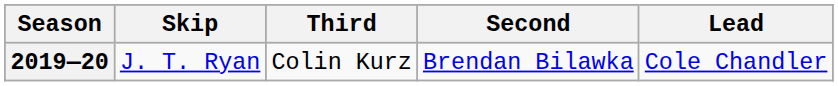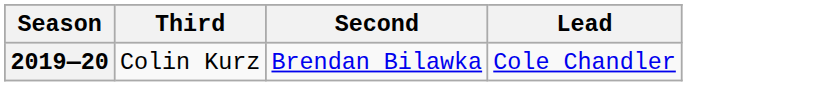- column: (190, 24)
